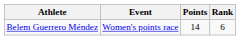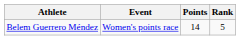(222, 27) 6 -> (222, 27) 5
